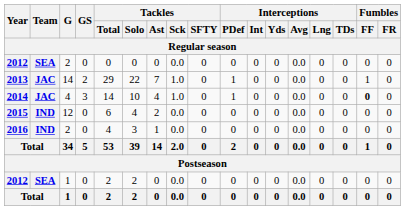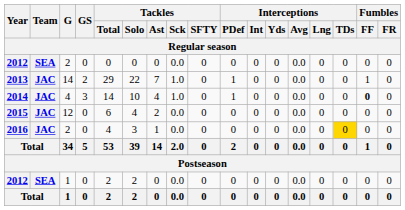(45, 113) IND -> (45, 113) JAC
(45, 130) IND -> (45, 130) JAC
(345, 130) no background -> (345, 130) gold background
